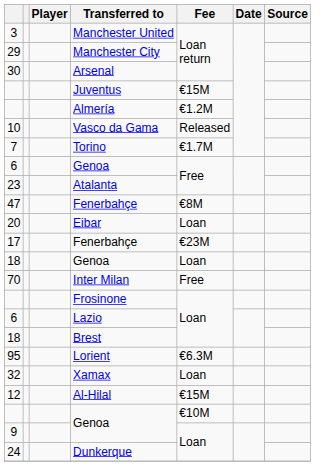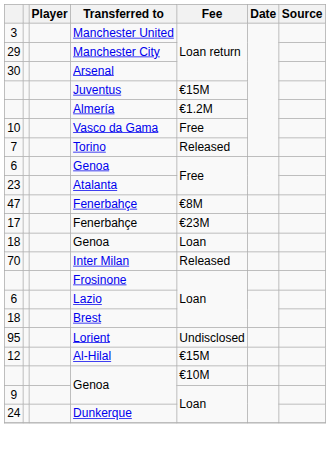(205, 128) Released -> (192, 128) Free
(196, 147) €1.7M -> (205, 147) Released
- row: (14, 223)
(192, 280) Free -> (205, 261) Released
(196, 356) €6.3M -> (212, 337) Undisclosed
- row: (14, 375)
